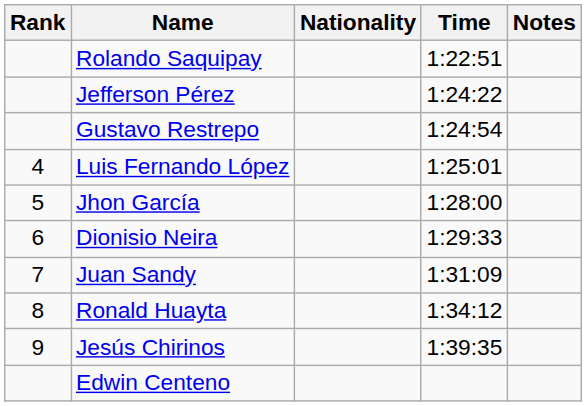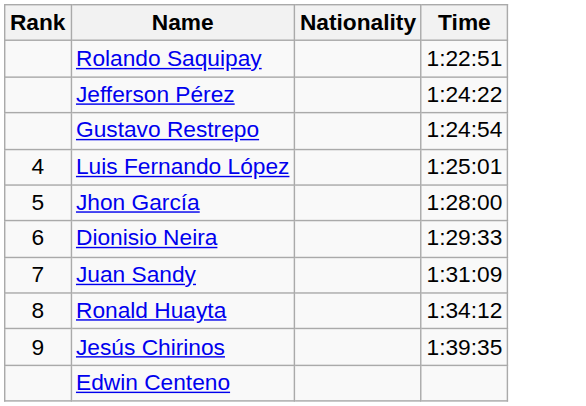- column: (544, 22)
